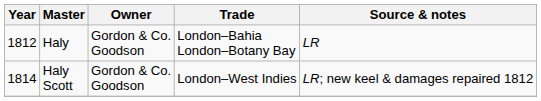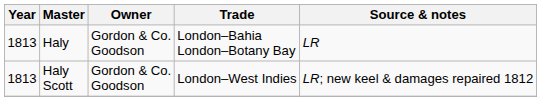(22, 43) 1812 -> (22, 43) 1813
(22, 78) 1814 -> (22, 78) 1813
